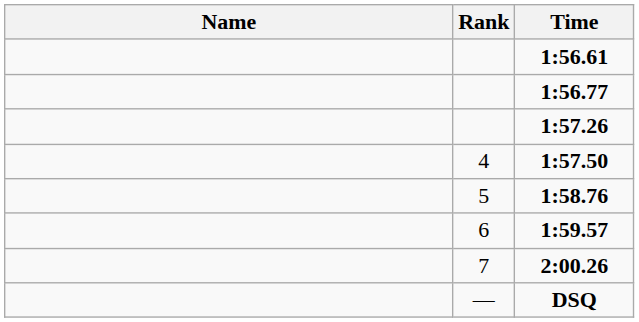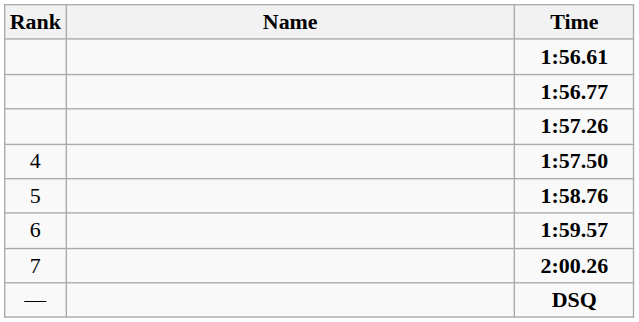columns swapped: (484, 21) <-> (229, 21)
